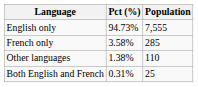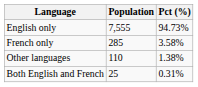columns swapped: (168, 12) <-> (124, 12)
